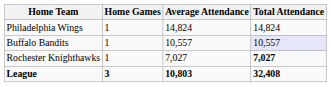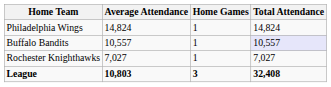columns swapped: (133, 12) <-> (207, 12)
(264, 58) bold -> (264, 58) normal
